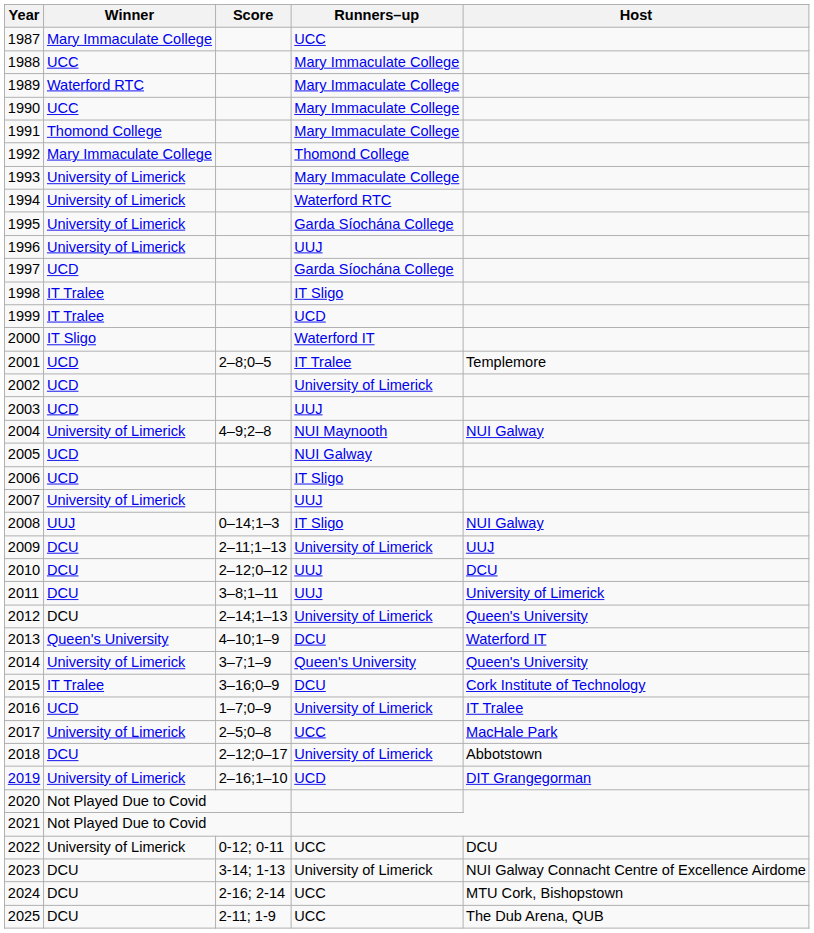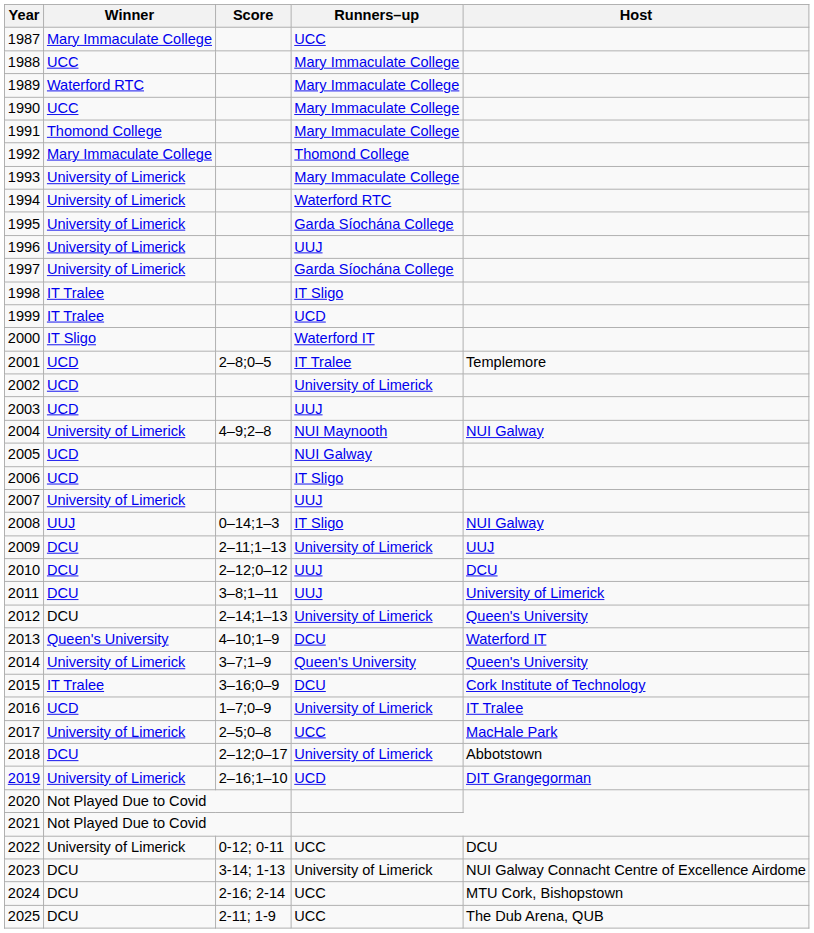(63, 270) UCD -> (116, 270) University of Limerick
